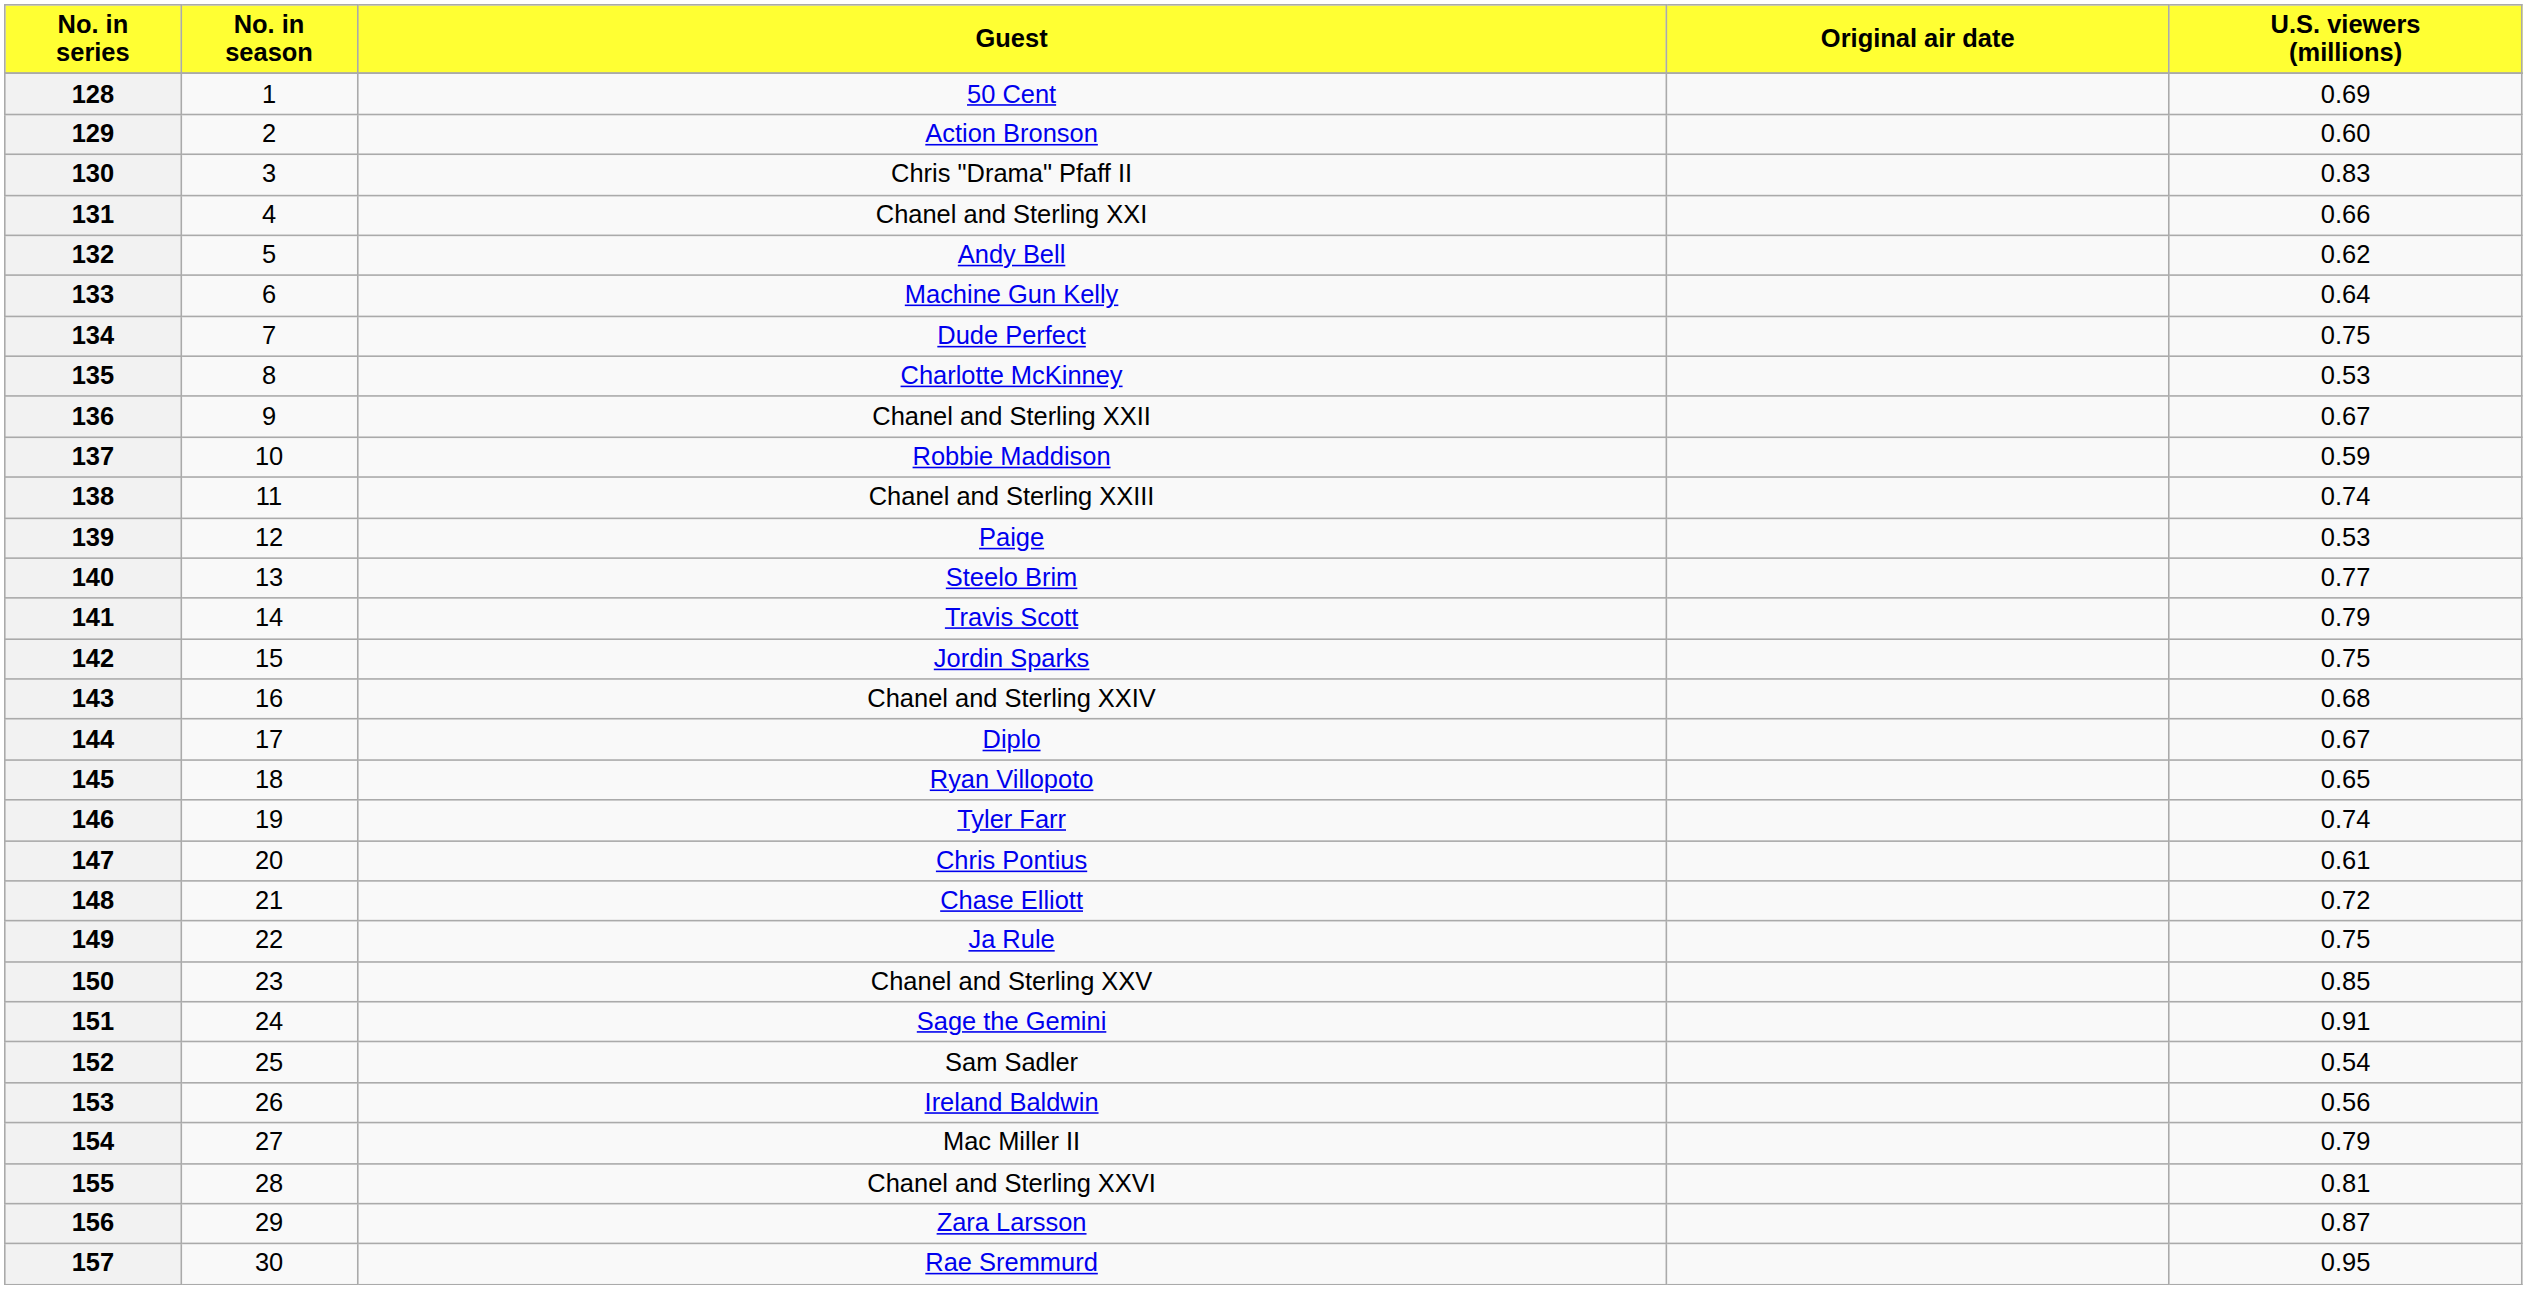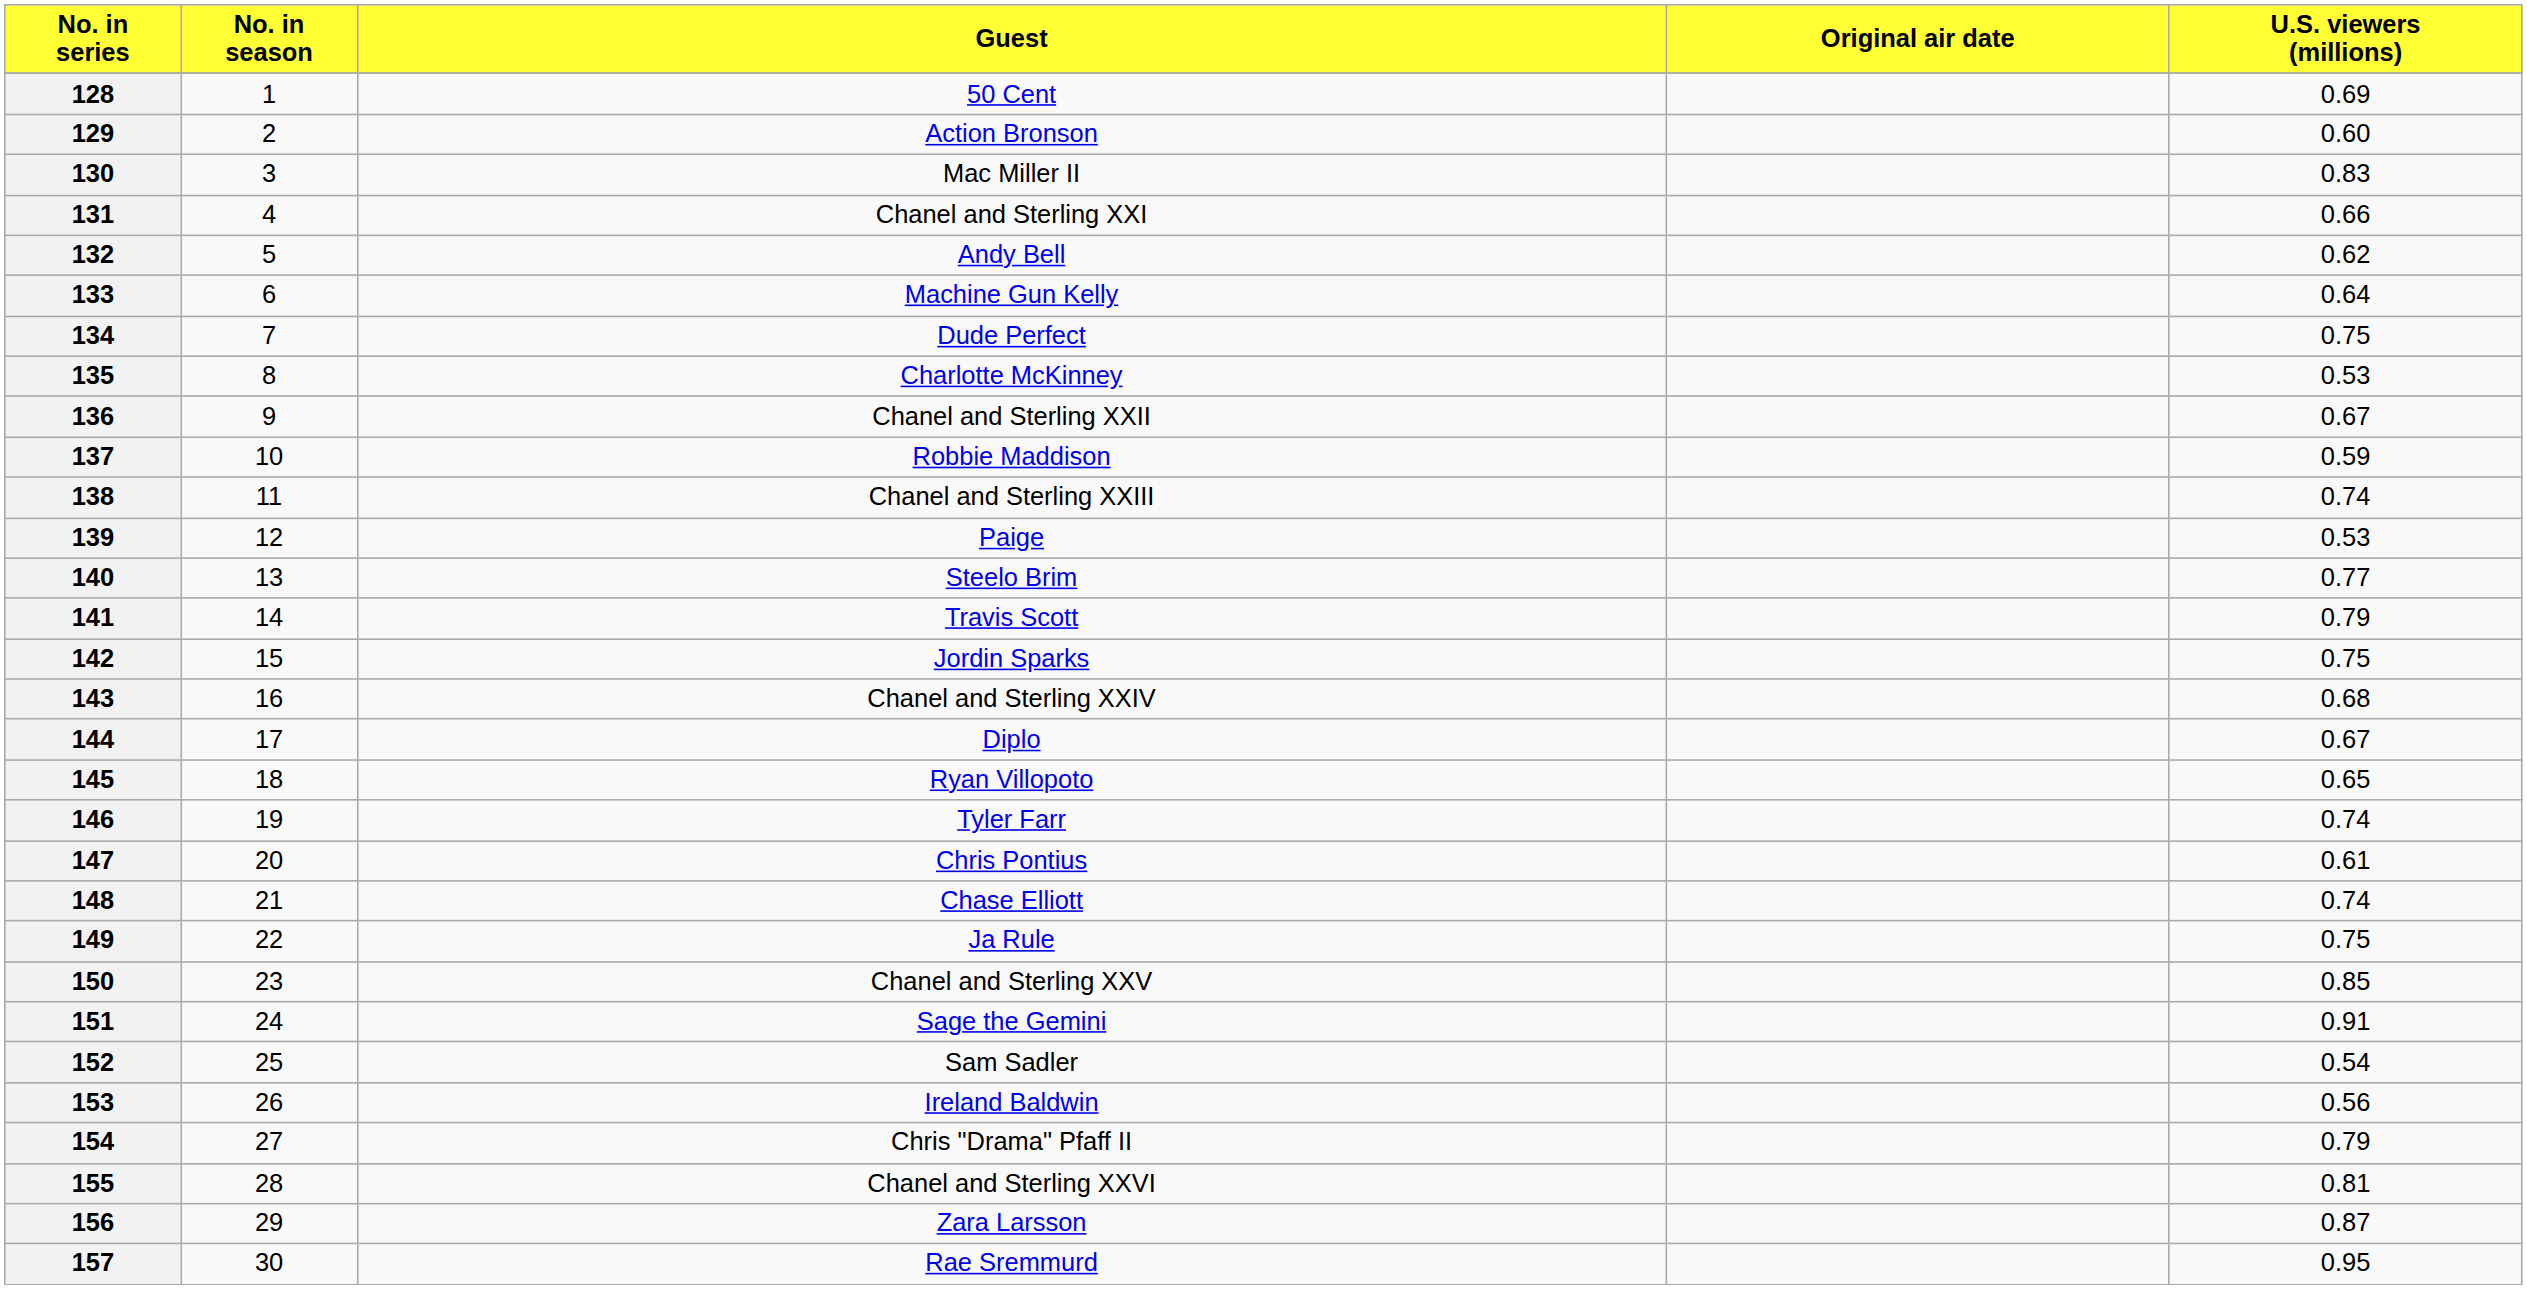(1012, 174) Chris "Drama" Pfaff II -> (1012, 174) Mac Miller II
(2346, 900) 0.72 -> (2346, 900) 0.74
(1012, 1142) Mac Miller II -> (1012, 1142) Chris "Drama" Pfaff II
